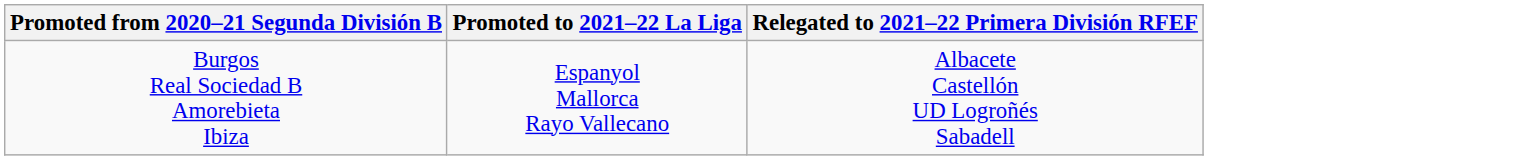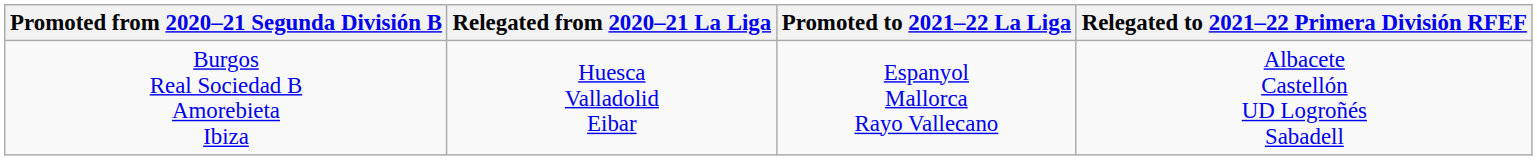+ column: (612, 22)
